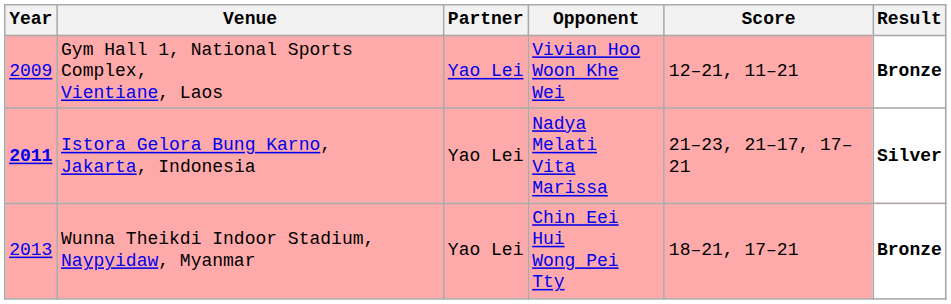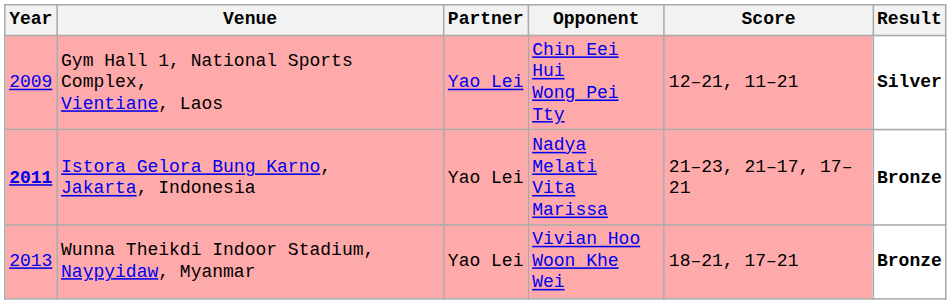(586, 71) Vivian Hoo Woon Khe Wei -> (575, 82) Chin Eei Hui Wong Pei Tty
(909, 71) Bronze -> (909, 82) Silver
(909, 156) Silver -> (909, 177) Bronze
(575, 251) Chin Eei Hui Wong Pei Tty -> (586, 261) Vivian Hoo Woon Khe Wei
